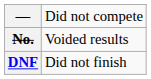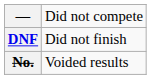rows swapped: (23, 62) <-> (23, 39)
